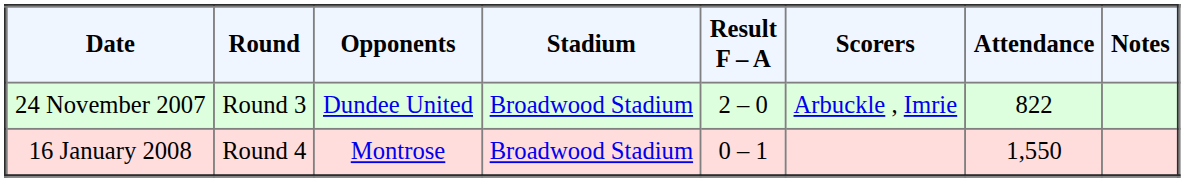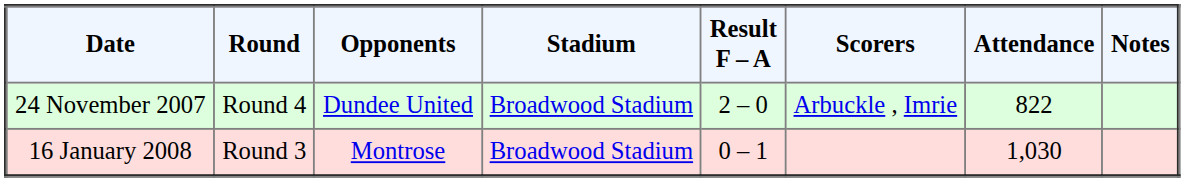(264, 105) Round 3 -> (264, 105) Round 4
(264, 151) Round 4 -> (264, 151) Round 3
(1034, 151) 1,550 -> (1034, 151) 1,030
